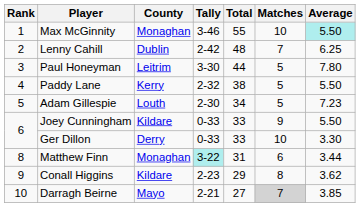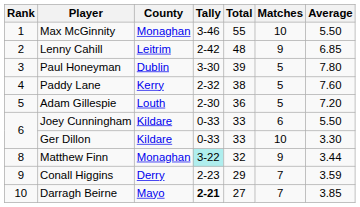(330, 31) paleturquoise background -> (330, 31) no background
(153, 49) Dublin -> (154, 49) Leitrim
(280, 49) 7 -> (280, 49) 9
(330, 49) 6.25 -> (330, 49) 6.85
(154, 67) Leitrim -> (153, 67) Dublin
(239, 67) 44 -> (239, 67) 39
(330, 85) 5.50 -> (330, 85) 7.60
(239, 103) 34 -> (239, 103) 36
(330, 103) 7.23 -> (330, 103) 7.20
(280, 121) 9 -> (280, 121) 6
(151, 139) Derry -> (154, 139) Kildare
(239, 157) 31 -> (239, 157) 32
(280, 157) 6 -> (280, 157) 9
(154, 175) Kildare -> (151, 175) Derry
(280, 175) 8 -> (280, 175) 7
(330, 175) 3.62 -> (330, 175) 3.59
(208, 193) normal -> (208, 193) bold
(280, 193) lightgrey background -> (280, 193) no background
